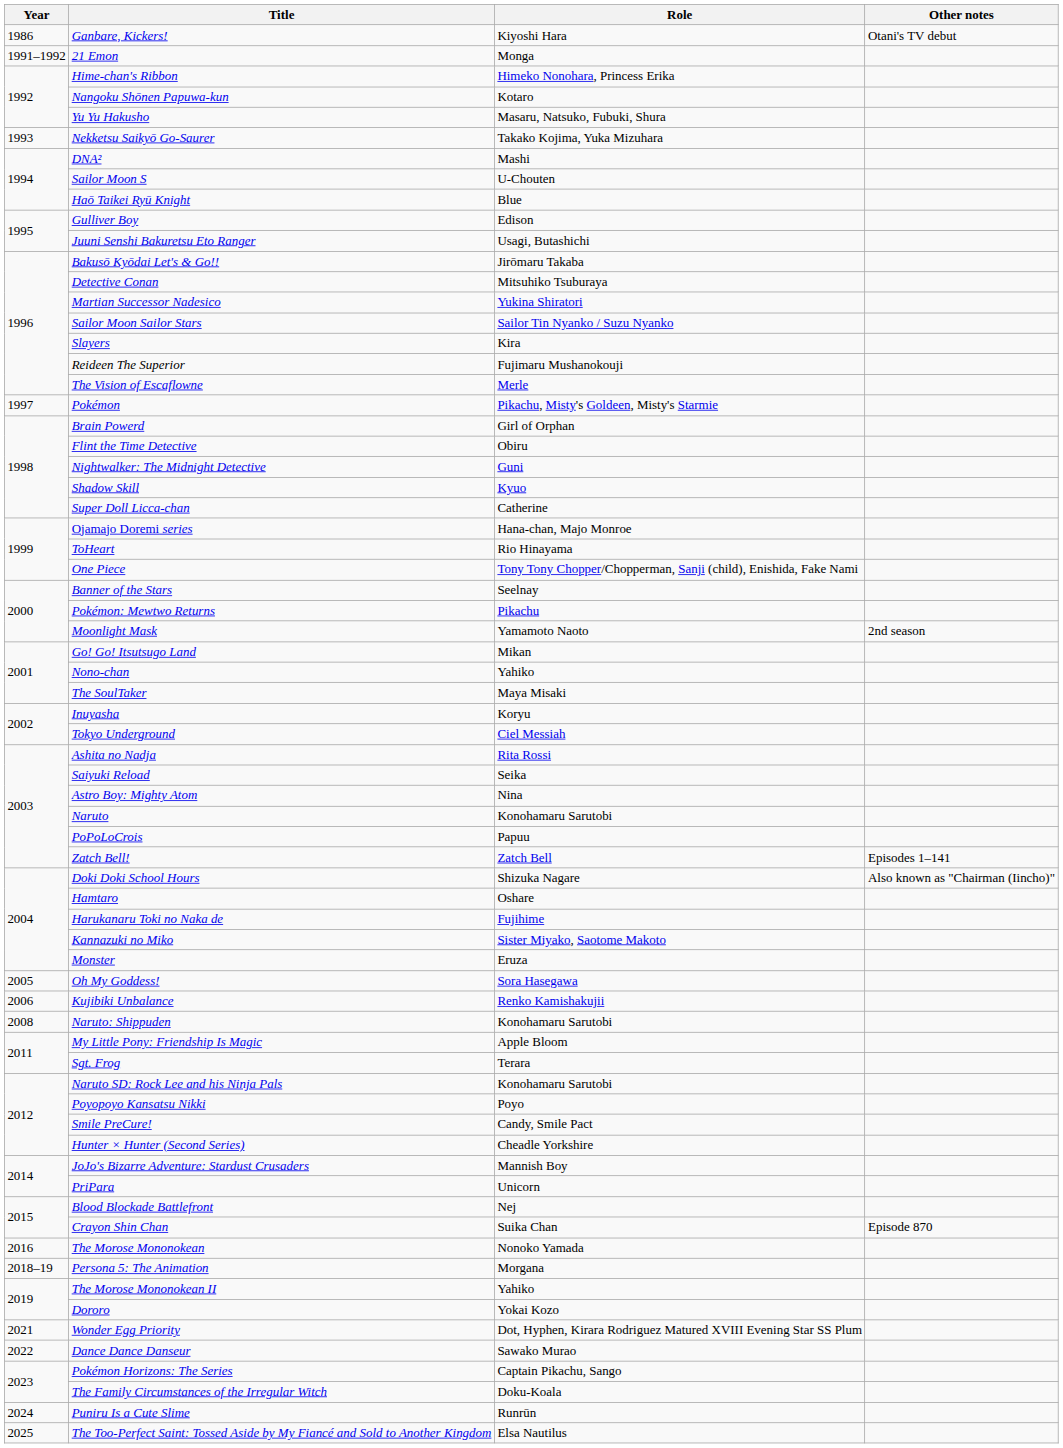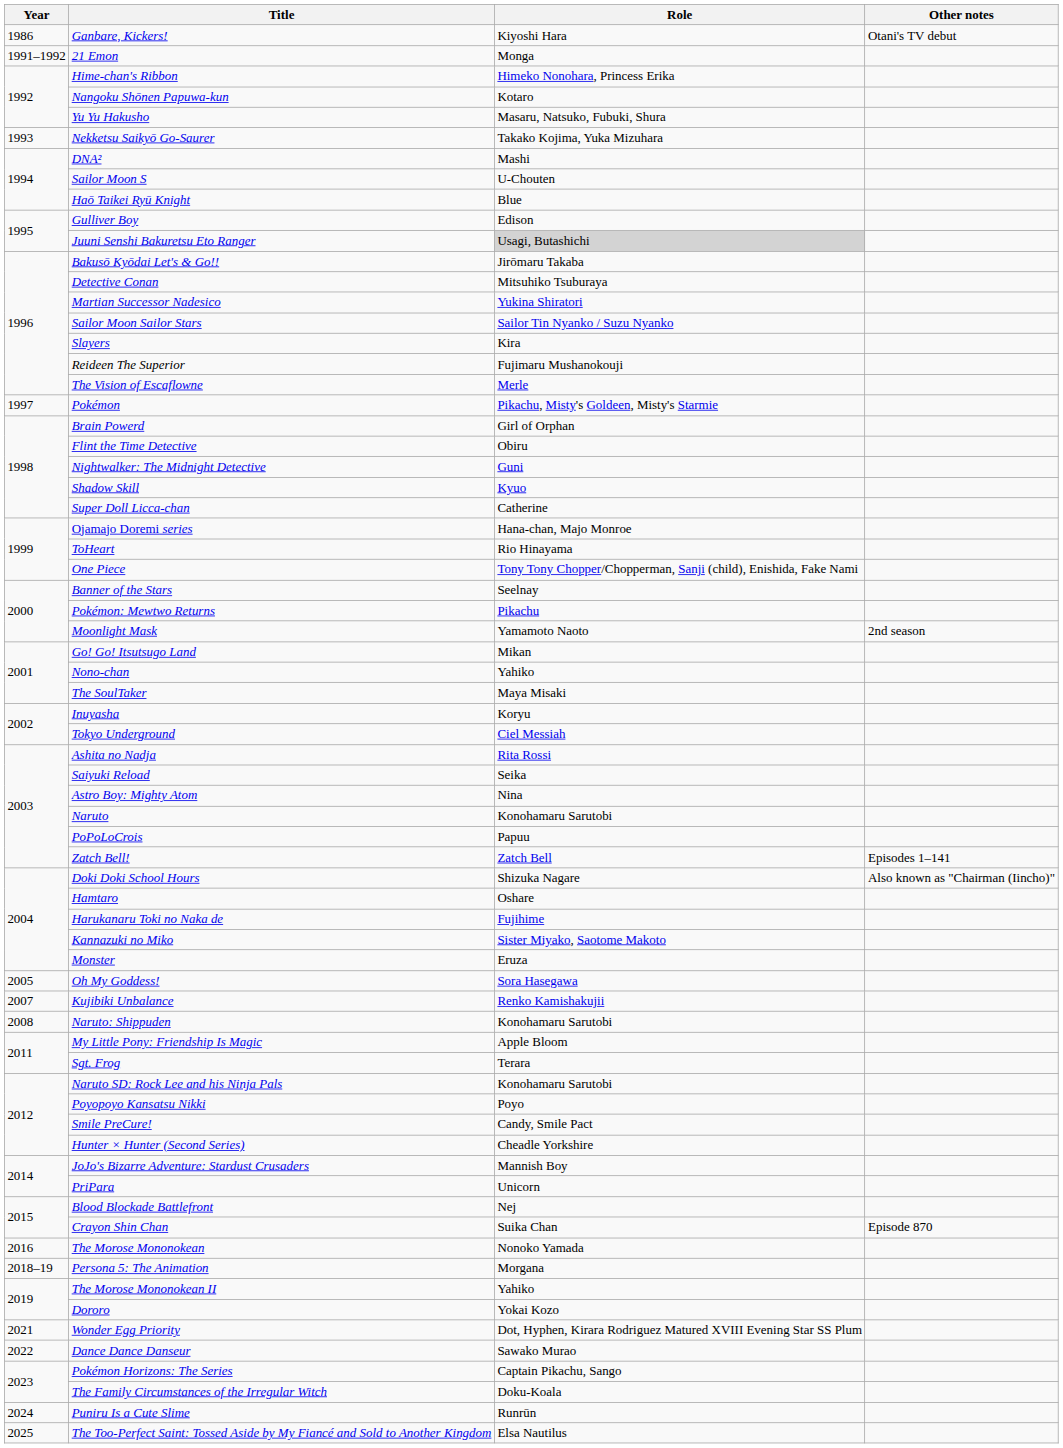(543, 240) no background -> (543, 240) lightgrey background
(20, 1001) 2006 -> (20, 1001) 2007
